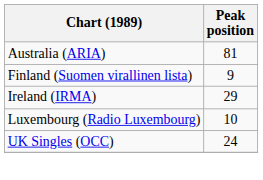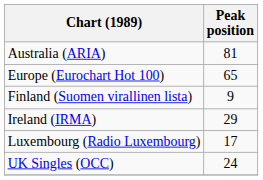+ row: (86, 75)
(230, 119) 10 -> (230, 141) 17
